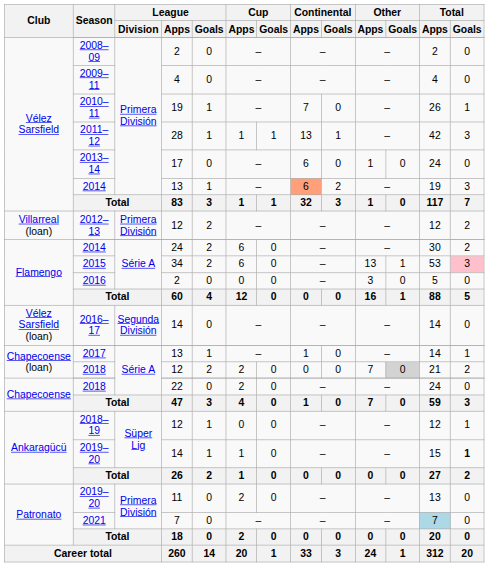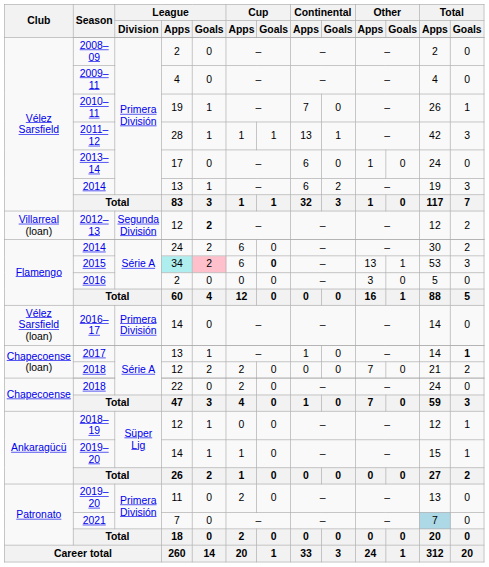(306, 186) lightsalmon background -> (306, 186) no background
(138, 225) Primera División -> (138, 225) Segunda División
(209, 225) normal -> (209, 225) bold
(177, 264) no background -> (177, 264) paleturquoise background
(209, 264) no background -> (209, 264) pink background
(274, 264) normal -> (274, 264) bold
(467, 264) pink background -> (467, 264) no background
(138, 325) Segunda División -> (138, 325) Primera División
(467, 353) normal -> (467, 353) bold
(403, 370) lightgrey background -> (403, 370) no background
(467, 453) bold -> (467, 453) normal
